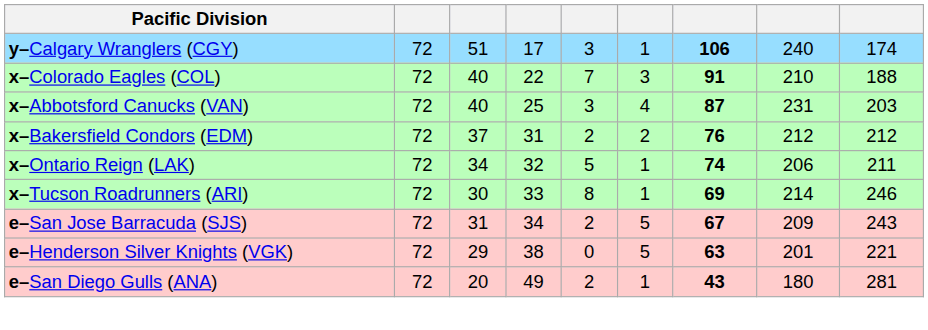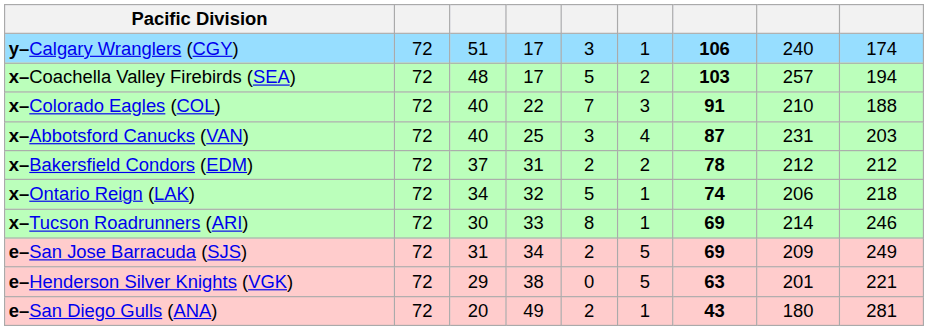+ row: (152, 77)
(715, 135) 76 -> (715, 164) 78
(882, 164) 211 -> (882, 194) 218
(715, 223) 67 -> (715, 252) 69
(882, 223) 243 -> (882, 252) 249
